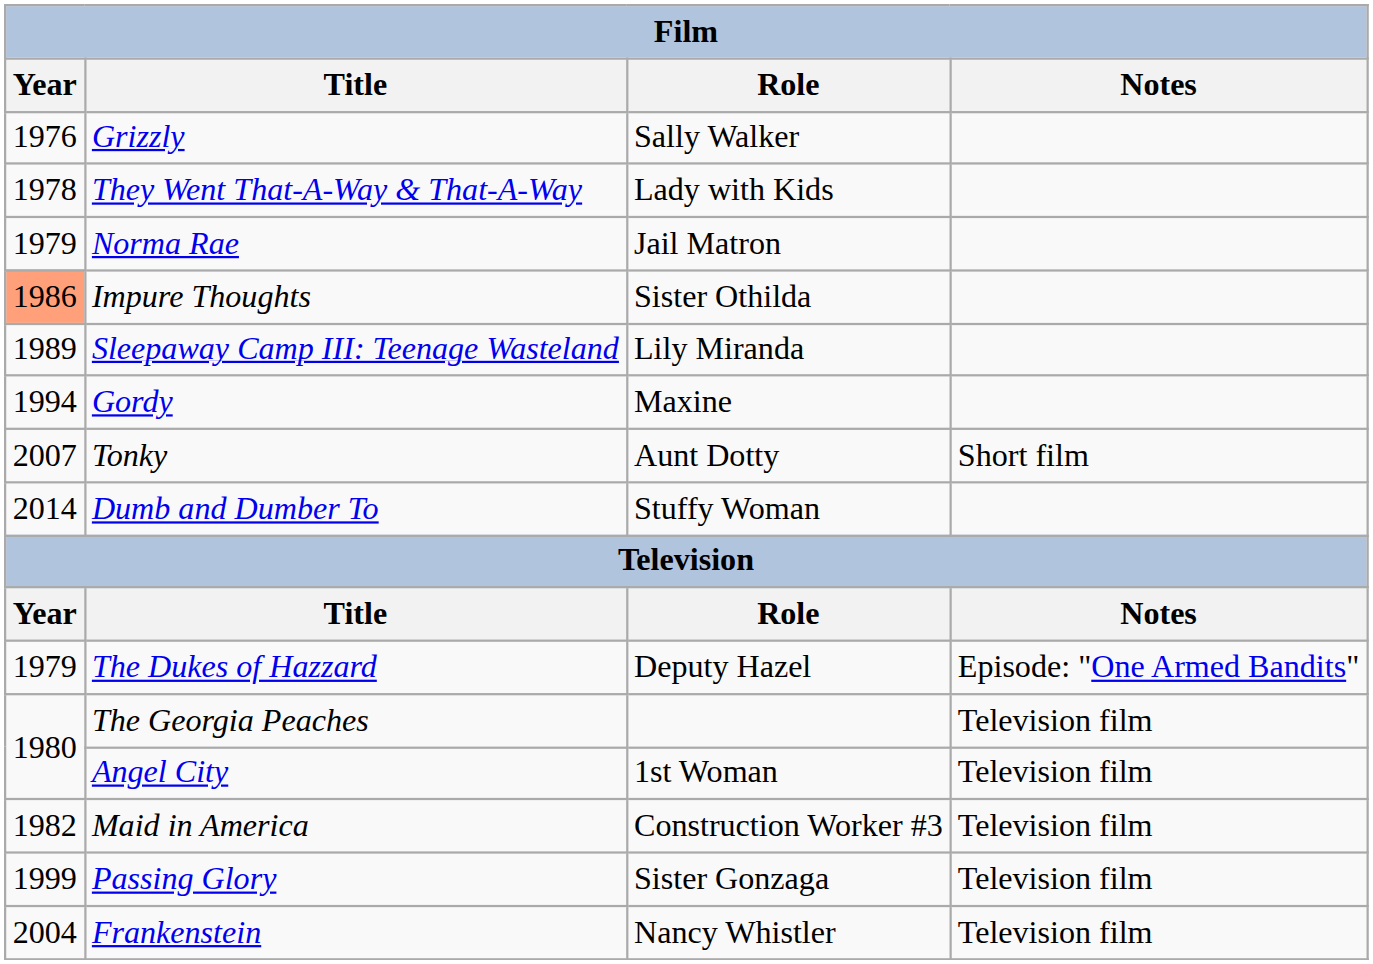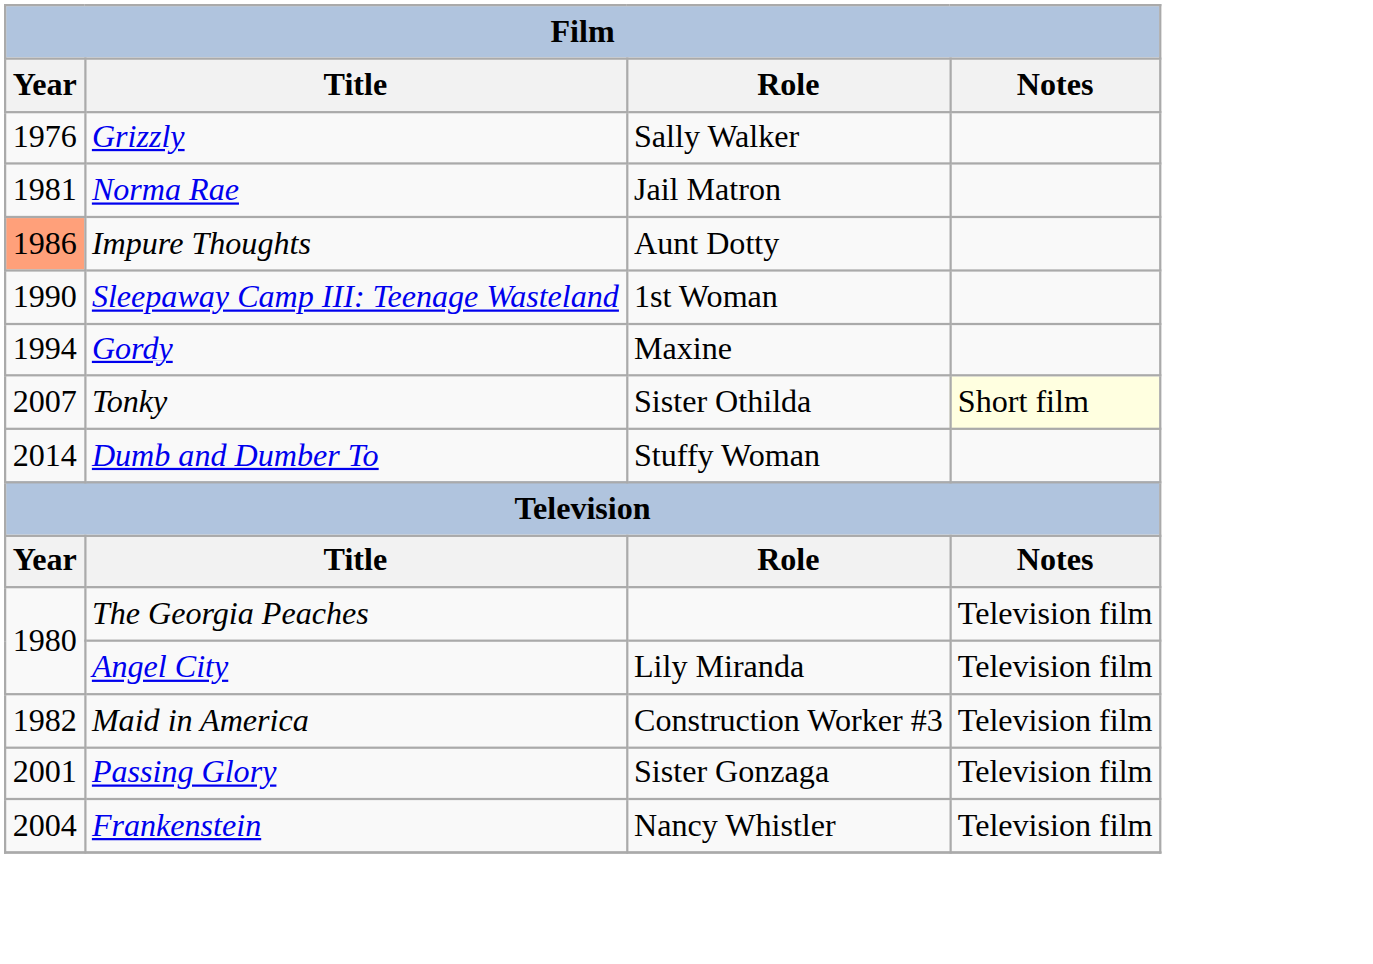- row: (337, 190)
(45, 243) 1979 -> (45, 190) 1981
(723, 296) Sister Othilda -> (707, 243) Aunt Dotty
(45, 349) 1989 -> (45, 296) 1990
(719, 349) Lily Miranda -> (706, 296) 1st Woman
(707, 455) Aunt Dotty -> (723, 402) Sister Othilda
(1023, 455) no background -> (1023, 402) lightyellow background
- row: (234, 666)
(706, 772) 1st Woman -> (719, 666) Lily Miranda
(45, 878) 1999 -> (45, 772) 2001
